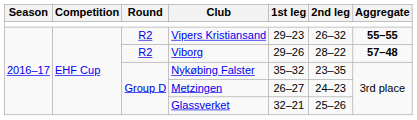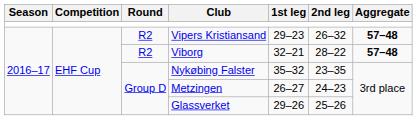(382, 35) 55–55 -> (382, 35) 57–48
(289, 53) 29–26 -> (289, 53) 32–21
(289, 105) 32–21 -> (289, 105) 29–26
